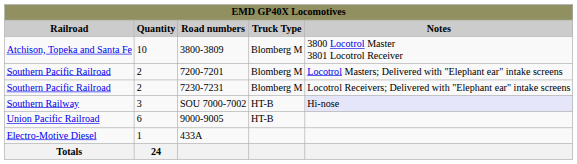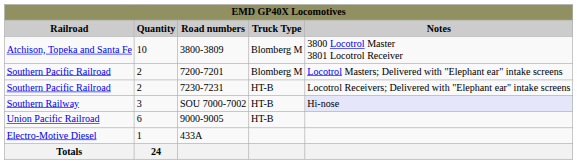(277, 87) Blomberg M -> (262, 87) HT-B
